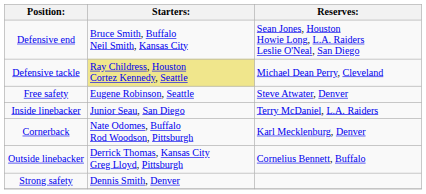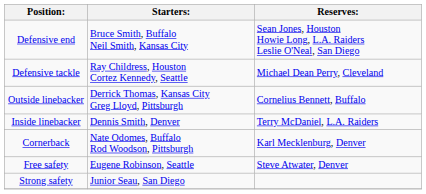(139, 72) khaki background -> (139, 72) no background
rows swapped: (46, 159) <-> (46, 94)
(137, 110) Junior Seau, San Diego -> (135, 121) Dennis Smith, Denver
(135, 181) Dennis Smith, Denver -> (137, 181) Junior Seau, San Diego
